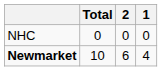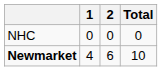columns swapped: (146, 14) <-> (98, 14)
